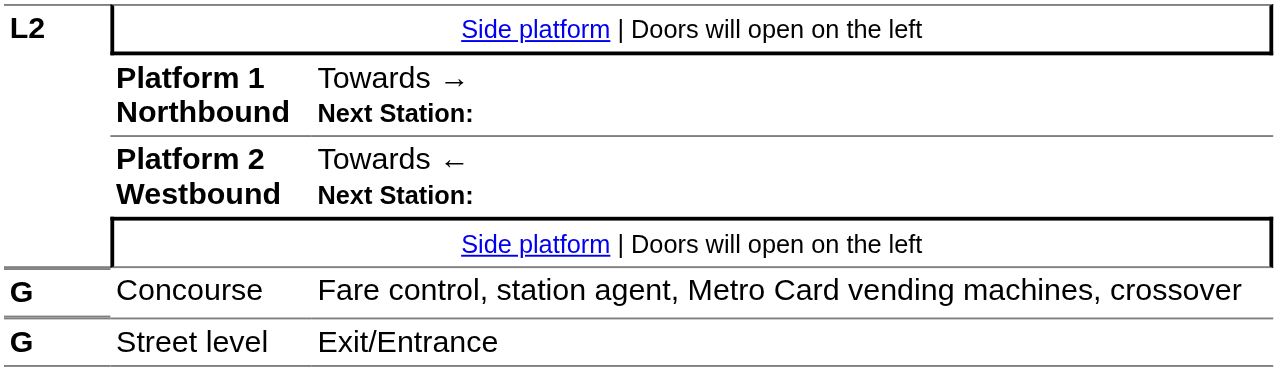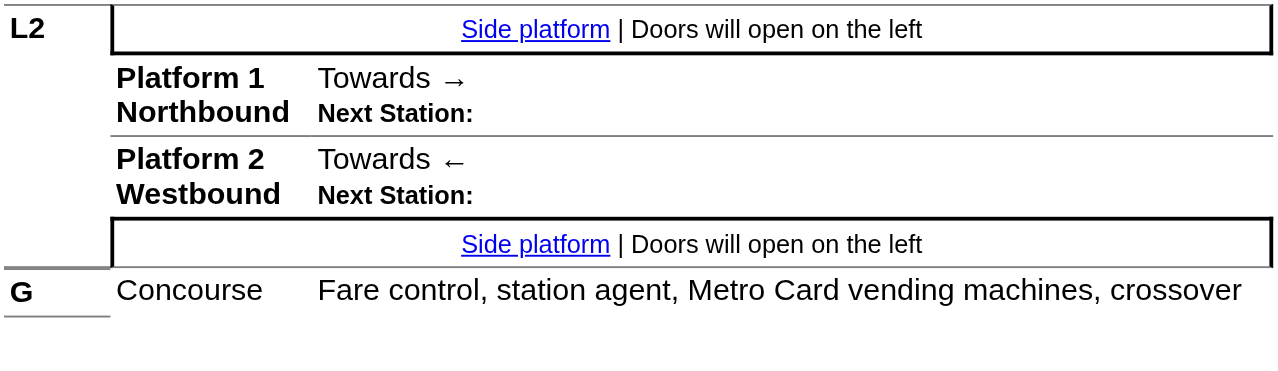- row: (192, 341)
